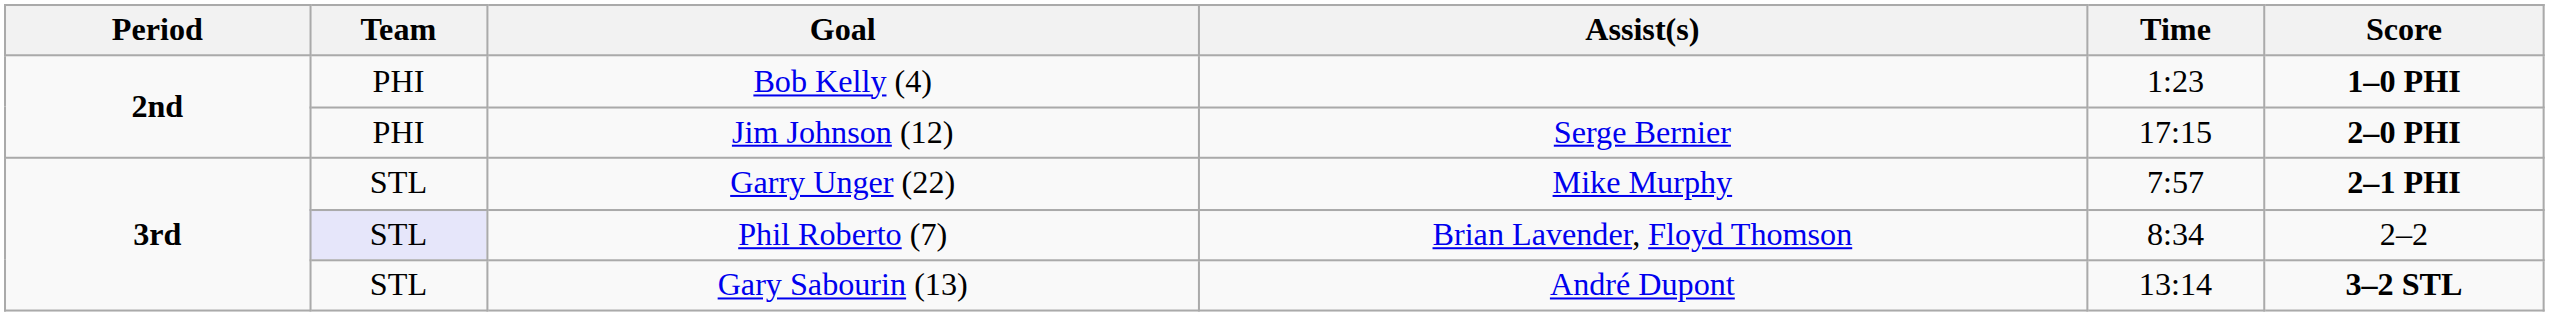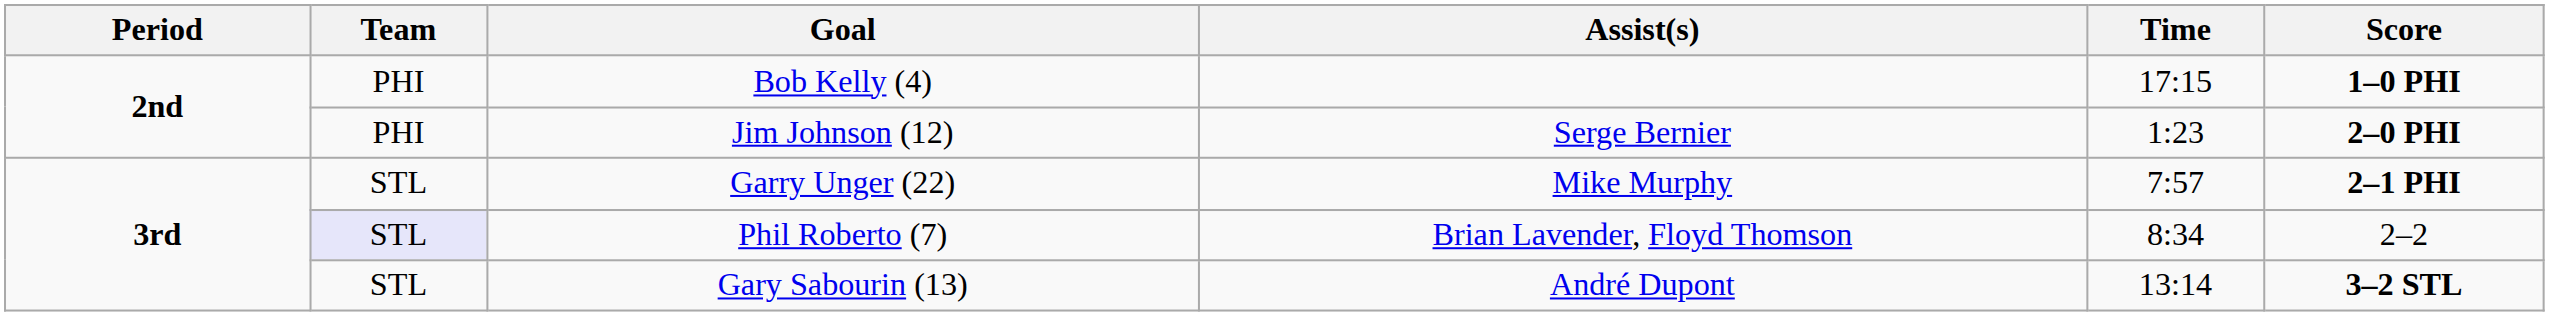(2175, 81) 1:23 -> (2175, 81) 17:15
(2175, 132) 17:15 -> (2175, 132) 1:23
